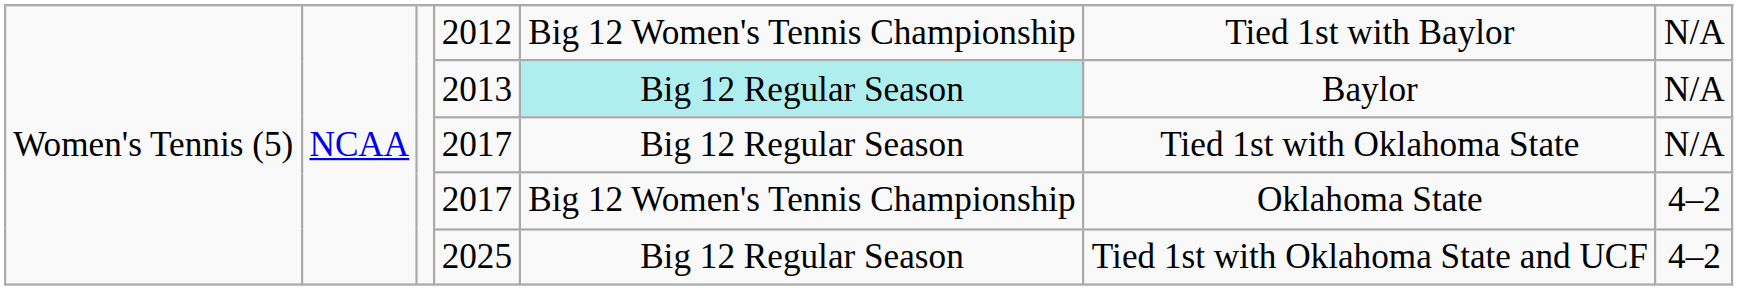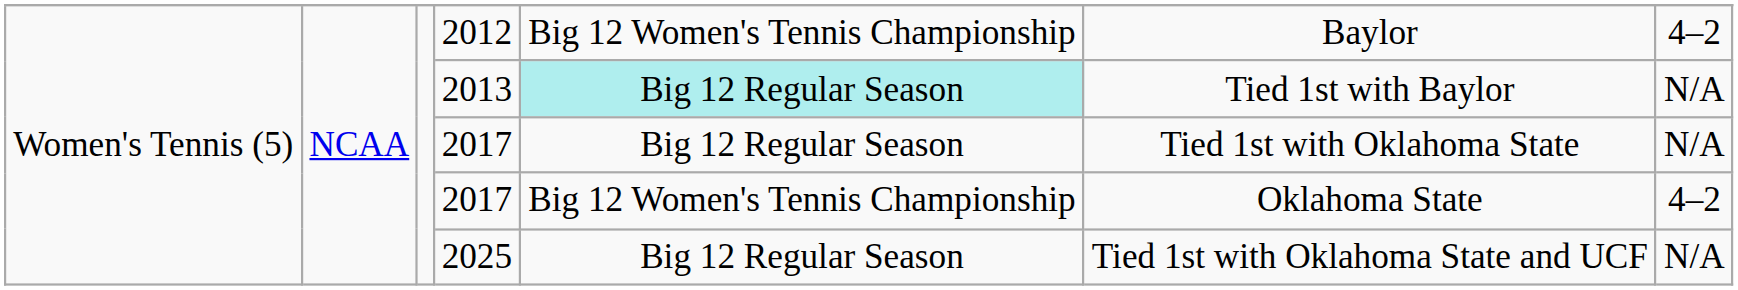(1370, 32) Tied 1st with Baylor -> (1370, 32) Baylor
(1694, 32) N/A -> (1694, 32) 4–2
(1370, 88) Baylor -> (1370, 88) Tied 1st with Baylor
(1694, 255) 4–2 -> (1694, 255) N/A
